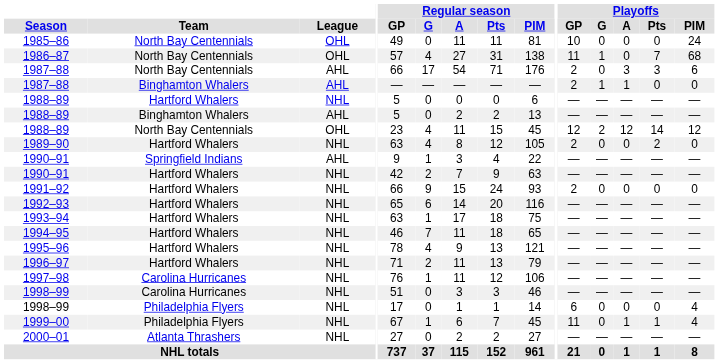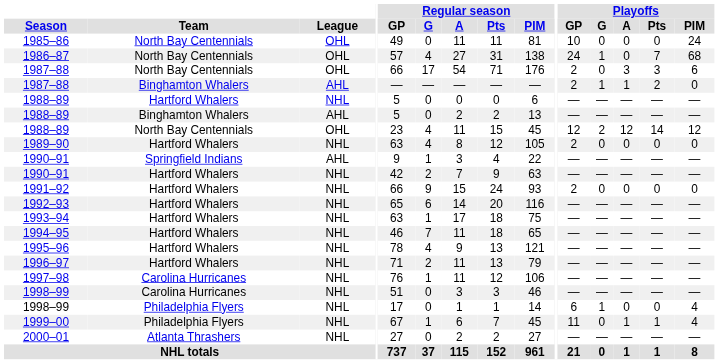(574, 55) 11 -> (574, 55) 24
(337, 70) AHL -> (337, 70) OHL
(657, 85) 0 -> (657, 85) 2
(657, 144) 2 -> (657, 144) 0
(602, 307) 0 -> (602, 307) 1
